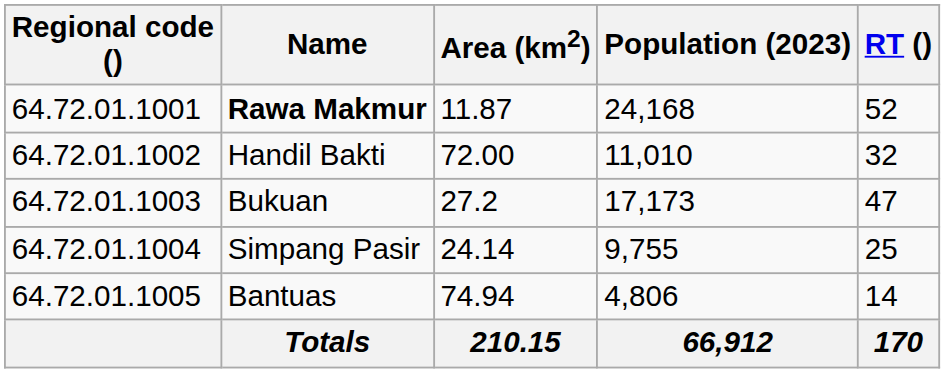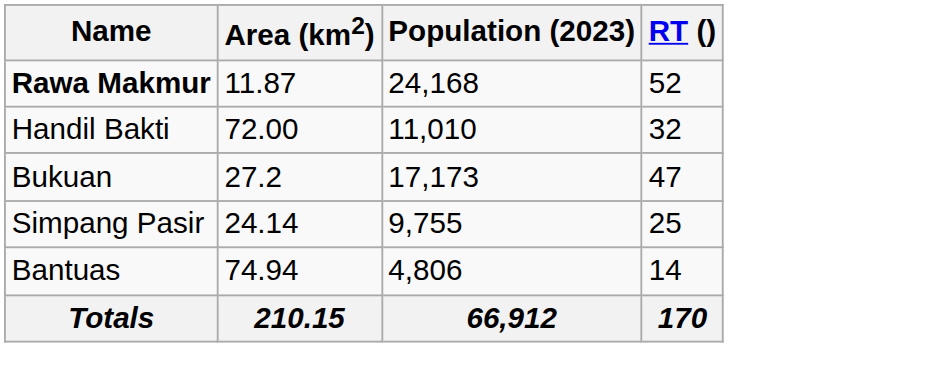- column: (113, 44)
